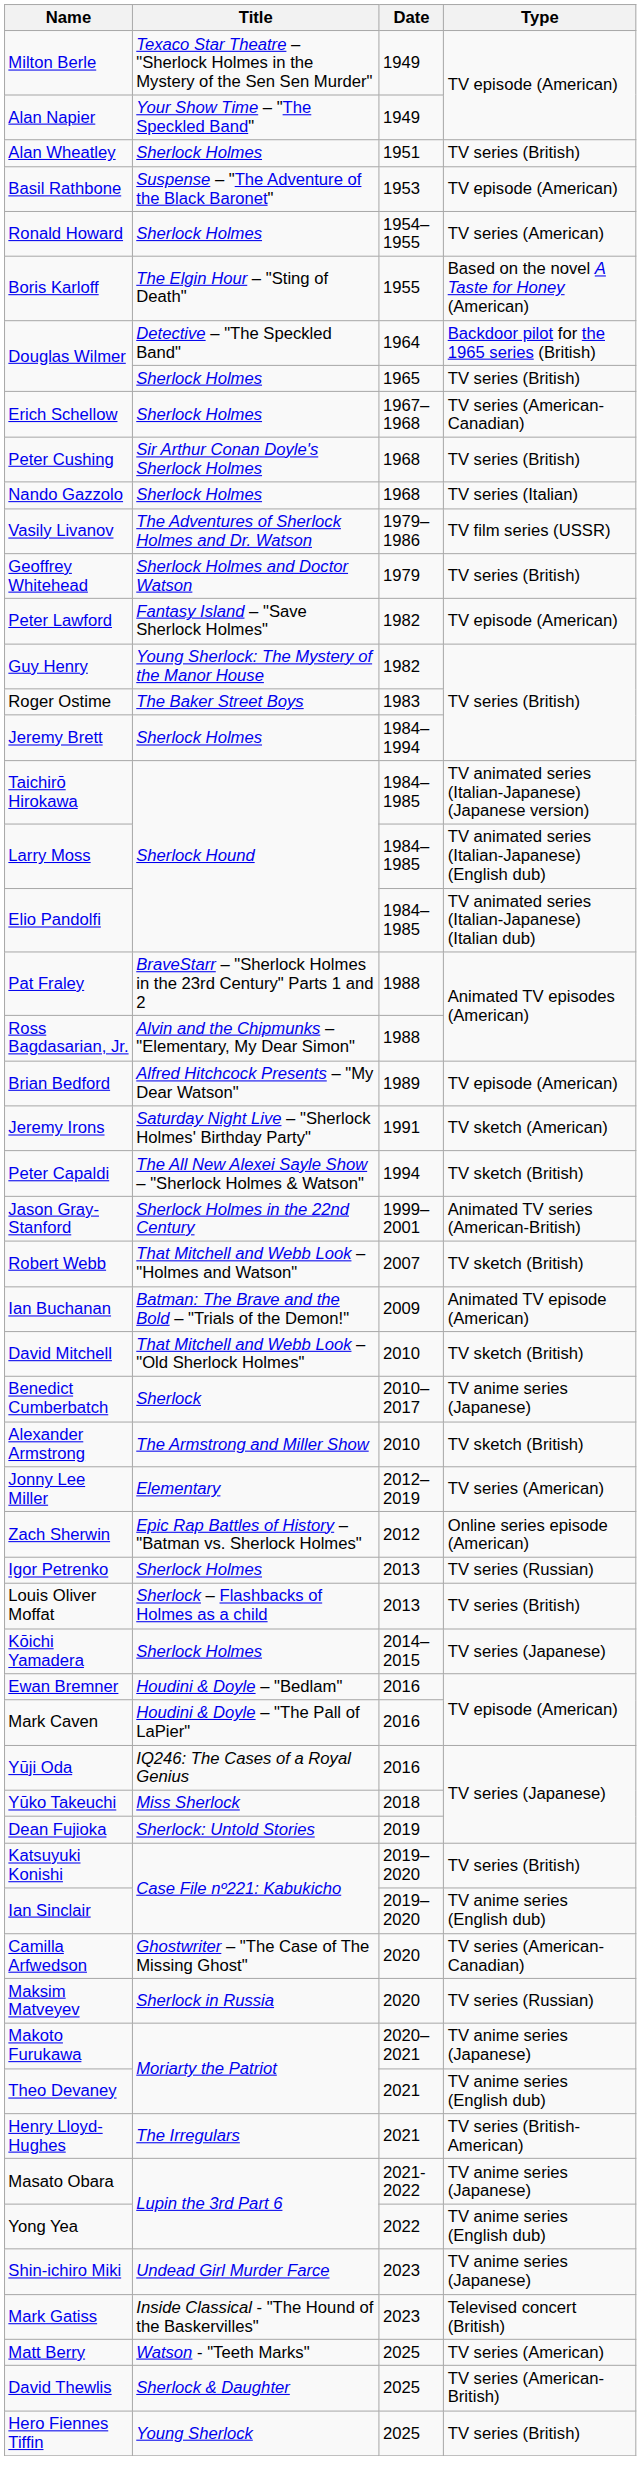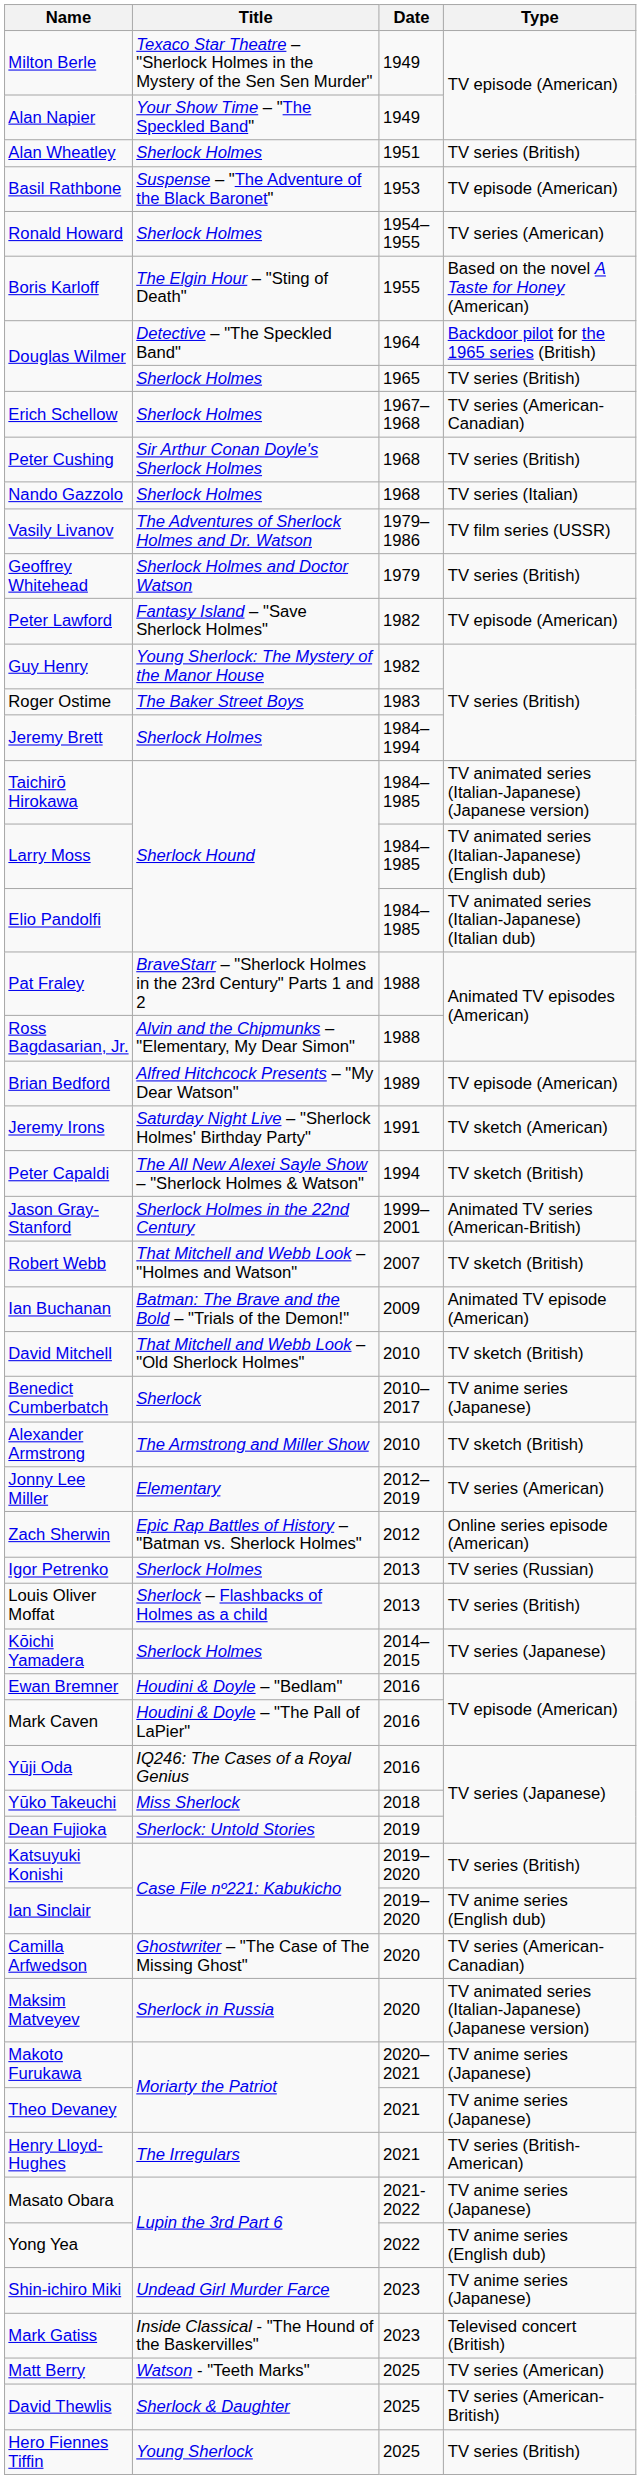(521, 2000) TV series (Russian) -> (519, 2010) TV animated series (Italian-Japanese) (Japanese version)
(508, 2091) TV anime series (English dub) -> (508, 2109) TV anime series (Japanese)
